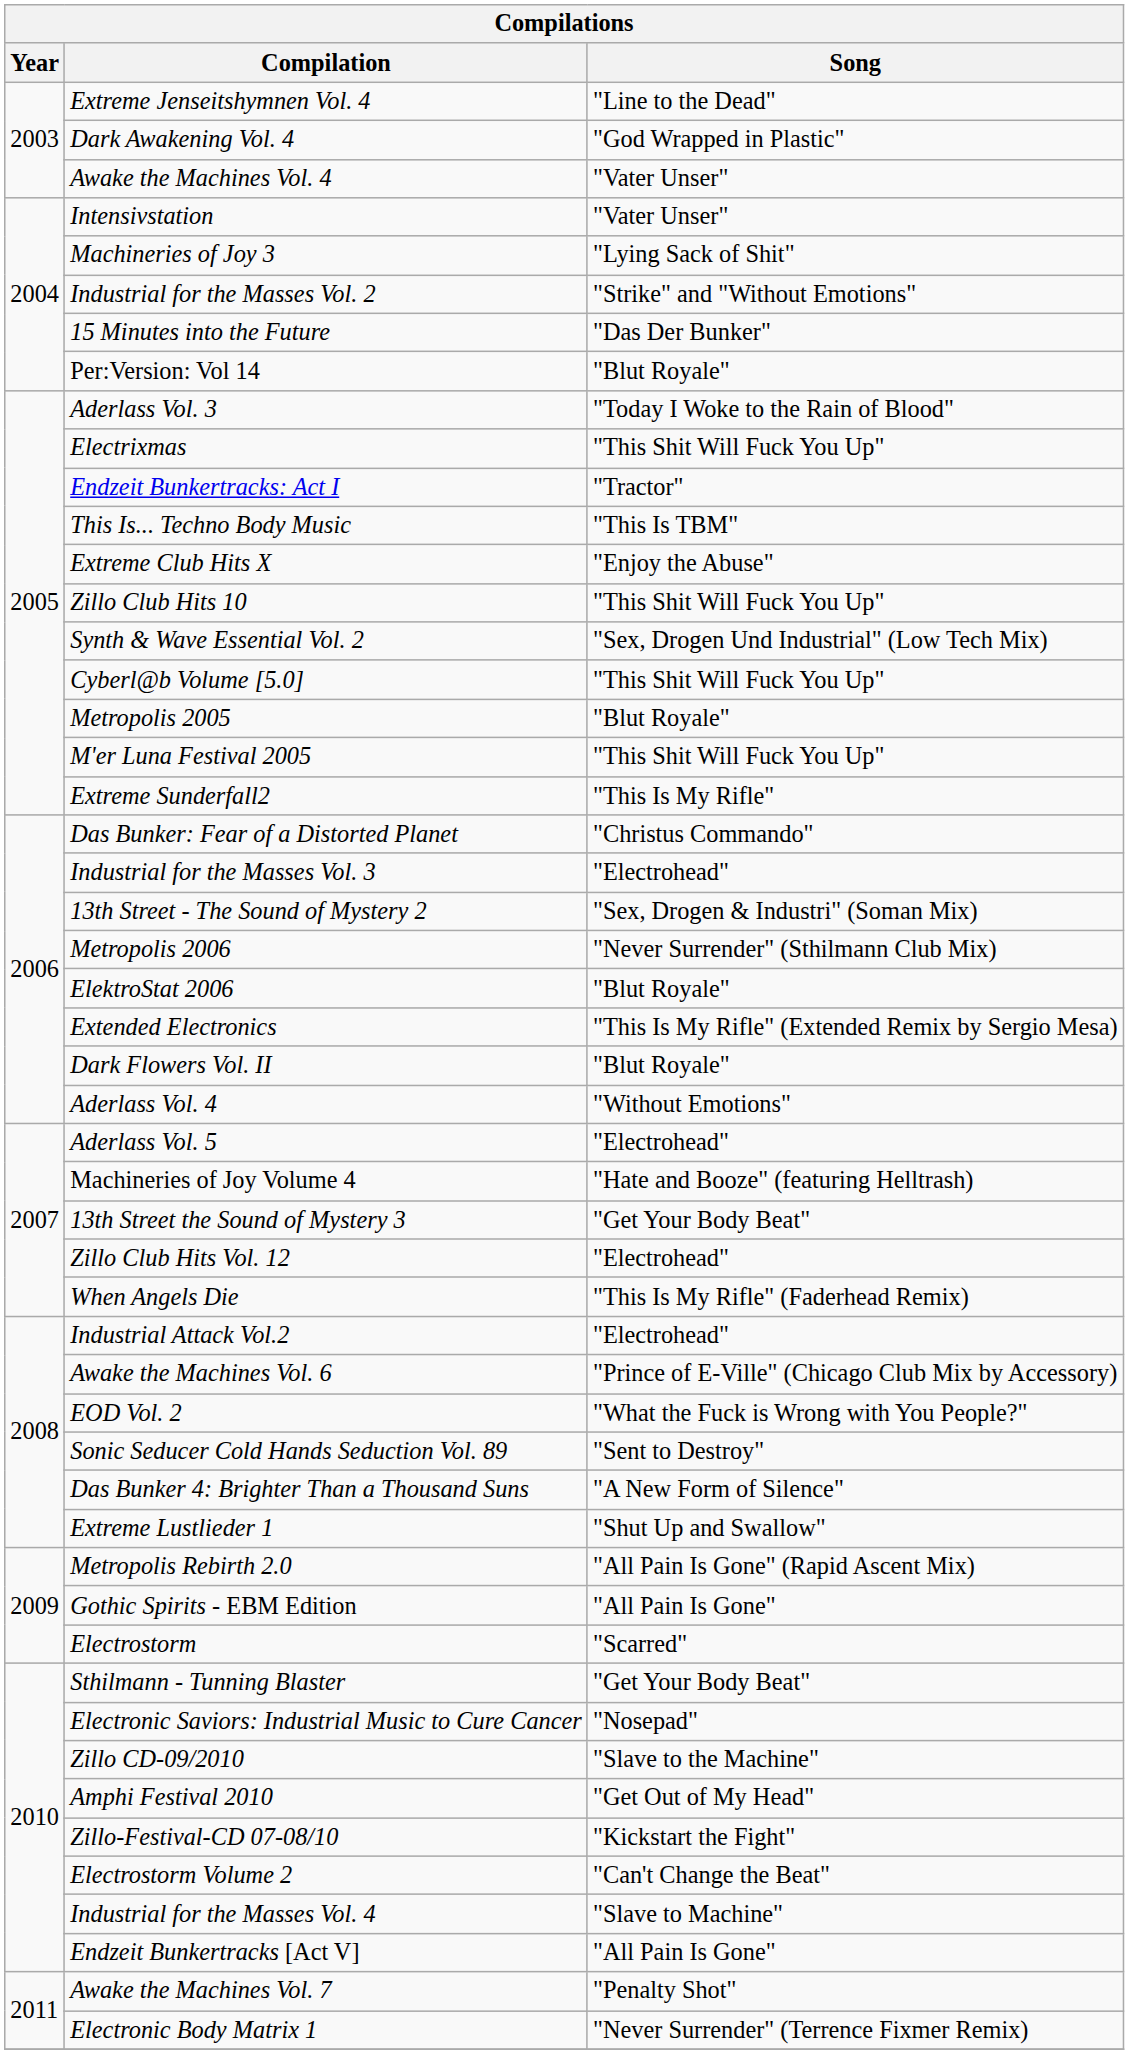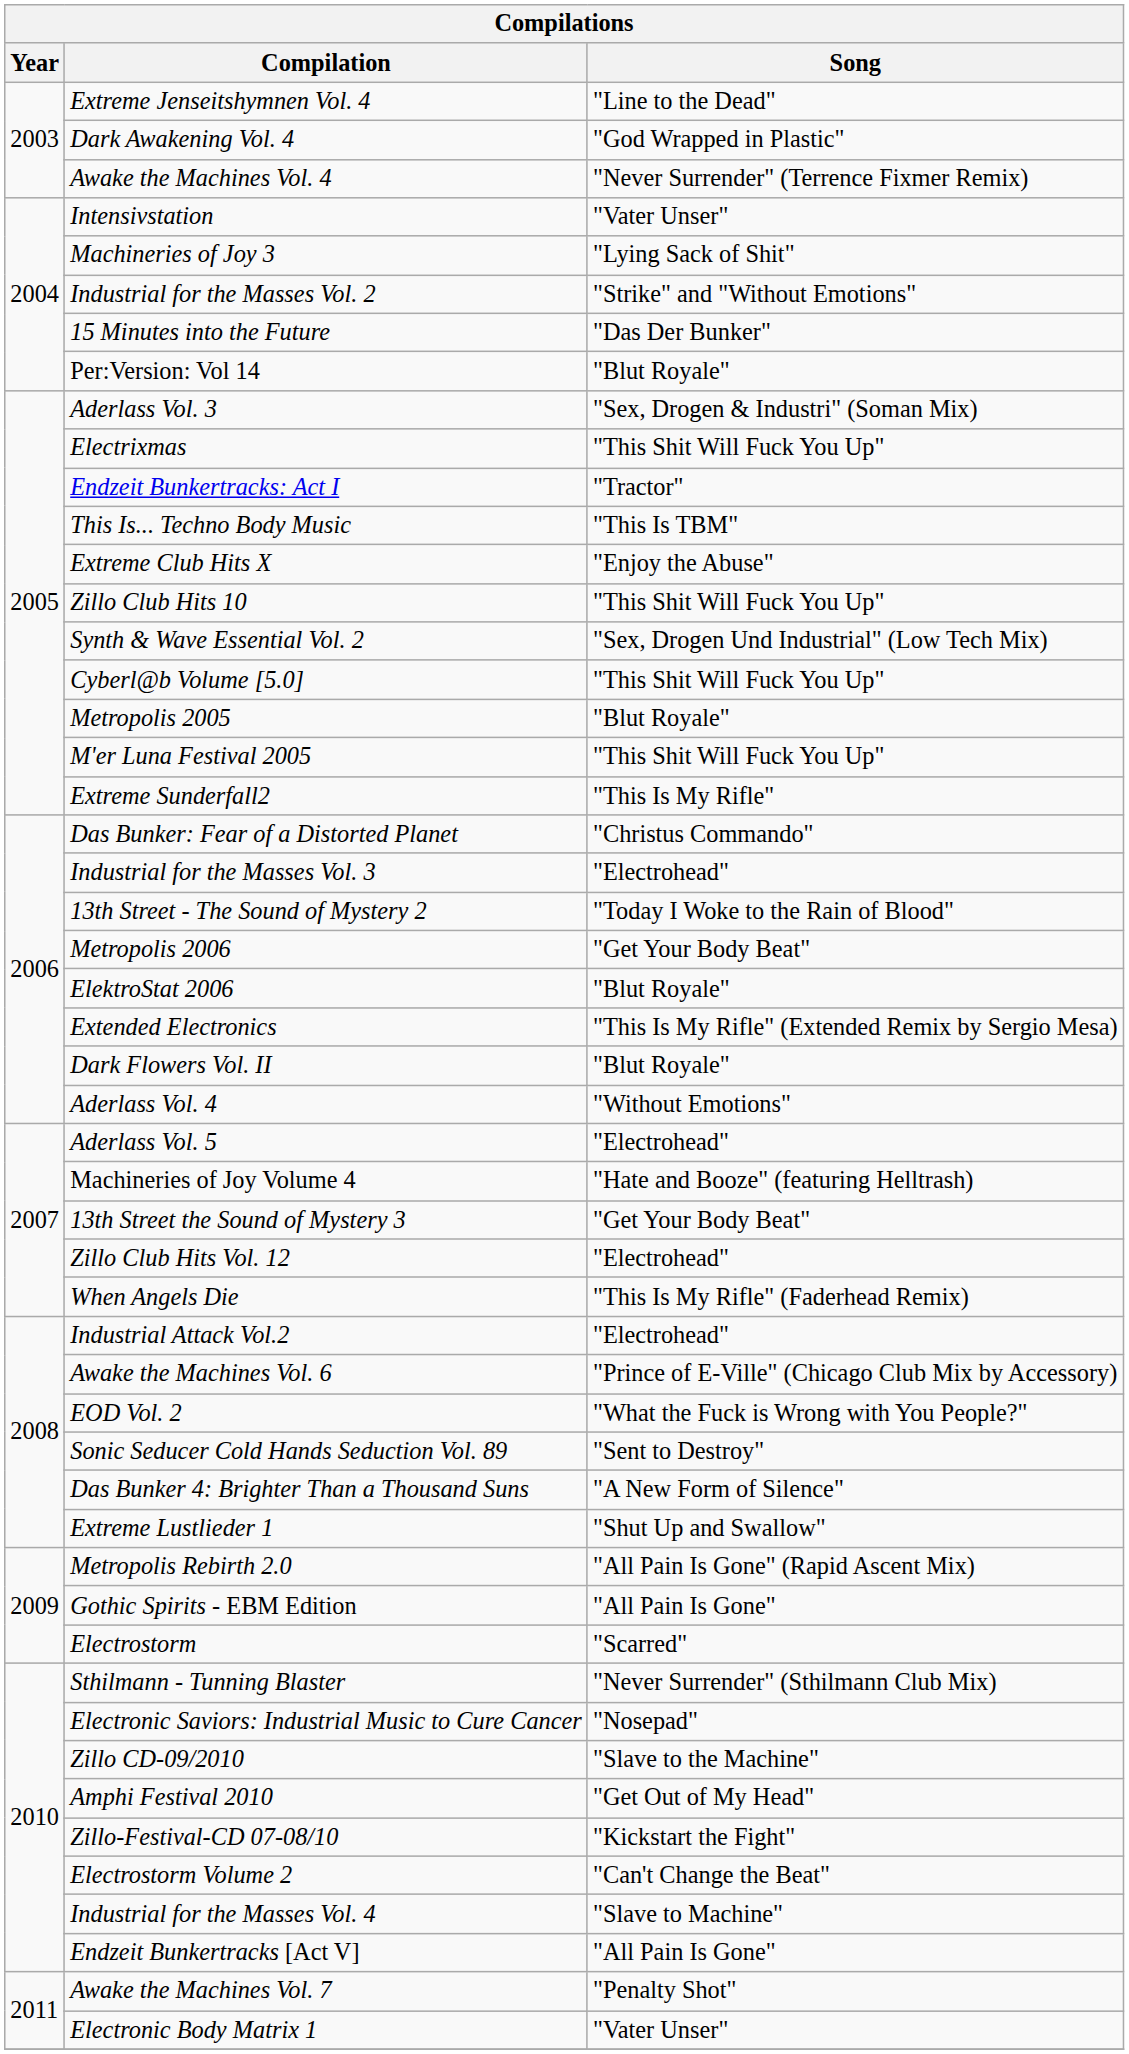(661, 178) "Vater Unser" -> (811, 178) "Never Surrender" (Terrence Fixmer Remix)
(773, 409) "Today I Woke to the Rain of Blood" -> (785, 409) "Sex, Drogen & Industri" (Soman Mix)
(785, 910) "Sex, Drogen & Industri" (Soman Mix) -> (773, 910) "Today I Woke to the Rain of Blood"
(795, 949) "Never Surrender" (Sthilmann Club Mix) -> (702, 949) "Get Your Body Beat"
(702, 1682) "Get Your Body Beat" -> (795, 1682) "Never Surrender" (Sthilmann Club Mix)
(811, 2029) "Never Surrender" (Terrence Fixmer Remix) -> (661, 2029) "Vater Unser"
